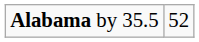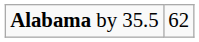(179, 20) 52 -> (179, 20) 62
